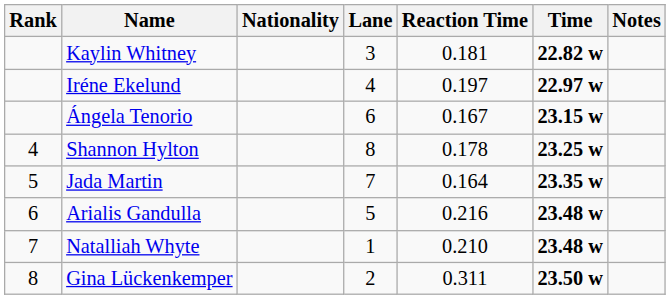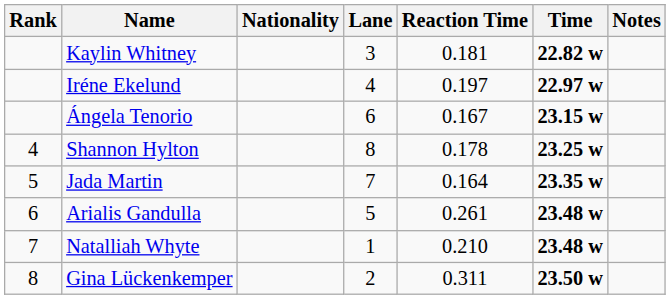(465, 213) 0.216 -> (465, 213) 0.261
